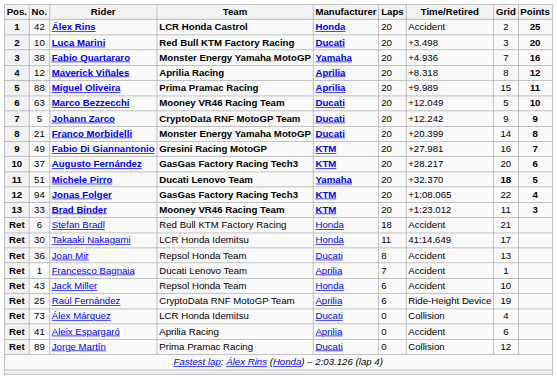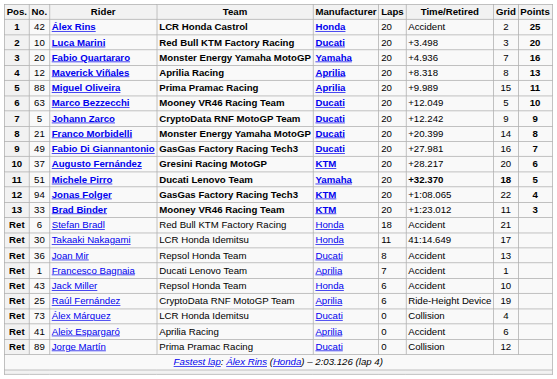(39, 57) 38 -> (39, 57) 20
(535, 72) 12 -> (535, 72) 13
(213, 149) Gresini Racing MotoGP -> (229, 149) GasGas Factory Racing Tech3
(326, 149) KTM -> (330, 149) Ducati
(229, 164) GasGas Factory Racing Tech3 -> (213, 164) Gresini Racing MotoGP
(426, 179) normal -> (426, 179) bold
